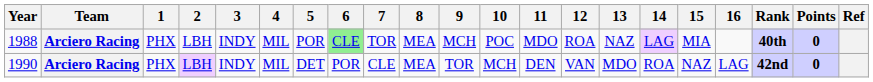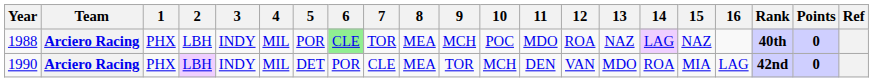(696, 41) MIA -> (696, 41) NAZ
(696, 65) NAZ -> (696, 65) MIA
